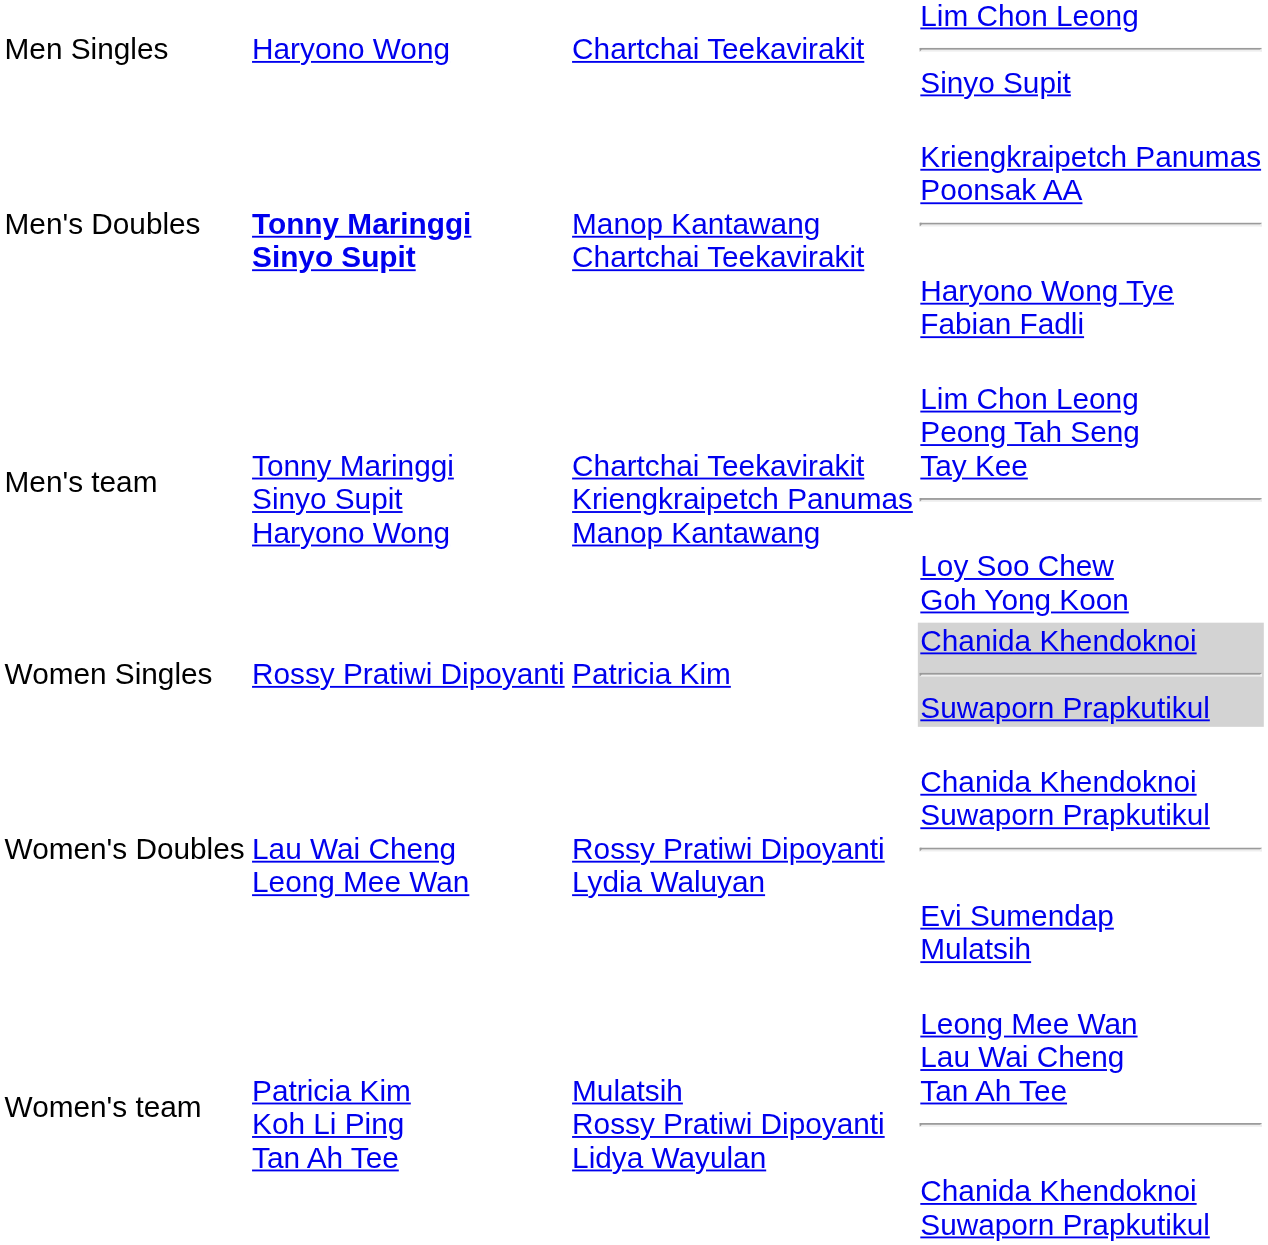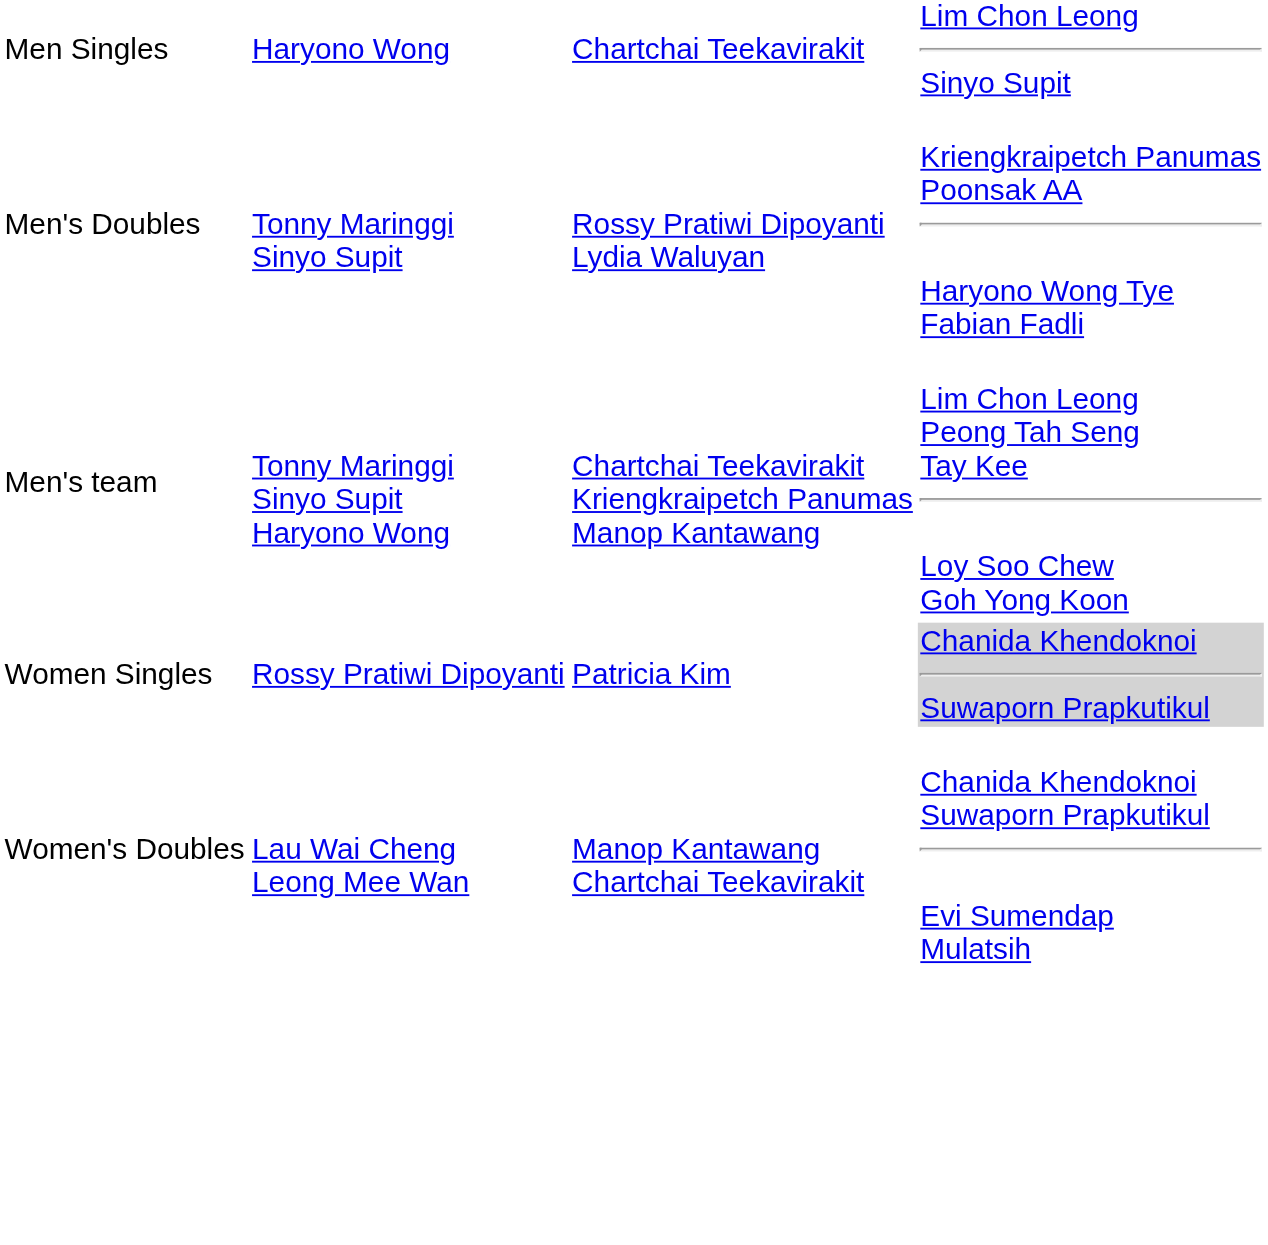(362, 240) bold -> (353, 240) normal
(718, 240) Manop Kantawang Chartchai Teekavirakit -> (728, 240) Rossy Pratiwi Dipoyanti Lydia Waluyan
(728, 865) Rossy Pratiwi Dipoyanti Lydia Waluyan -> (718, 865) Manop Kantawang Chartchai Teekavirakit
- row: (103, 1107)
